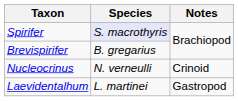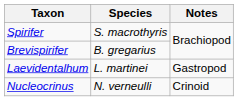(130, 31) lavender background -> (130, 31) no background
rows swapped: (48, 86) <-> (40, 68)
